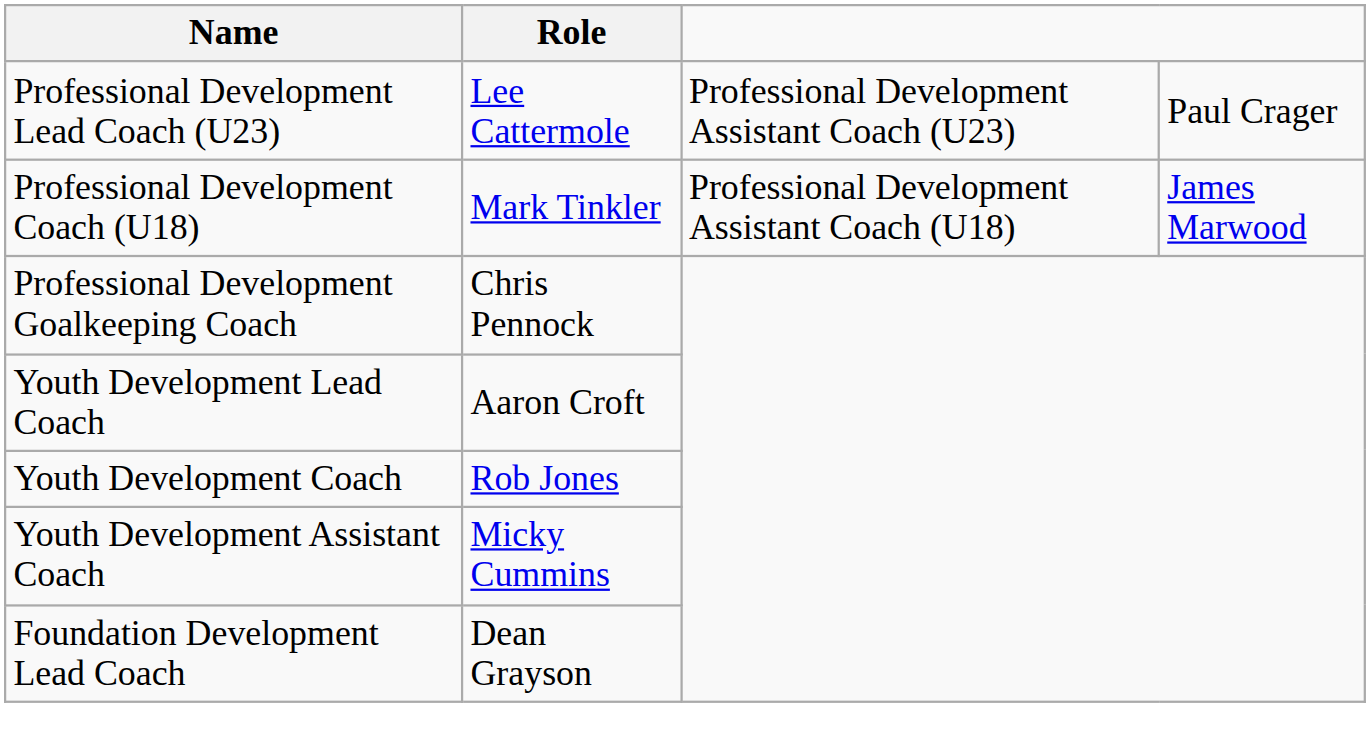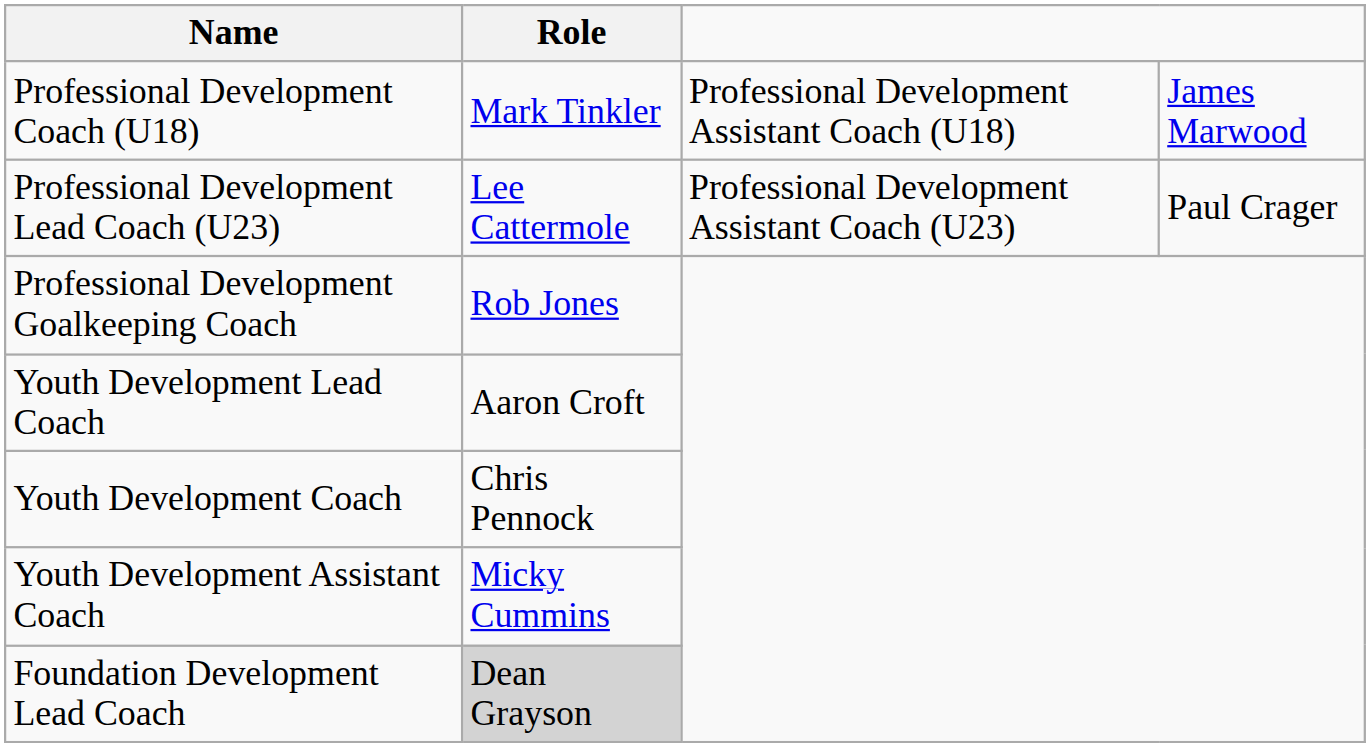rows swapped: (203, 109) <-> (203, 207)
(532, 304) Chris Pennock -> (545, 304) Rob Jones
(545, 478) Rob Jones -> (532, 498) Chris Pennock
(531, 652) no background -> (531, 692) lightgrey background
